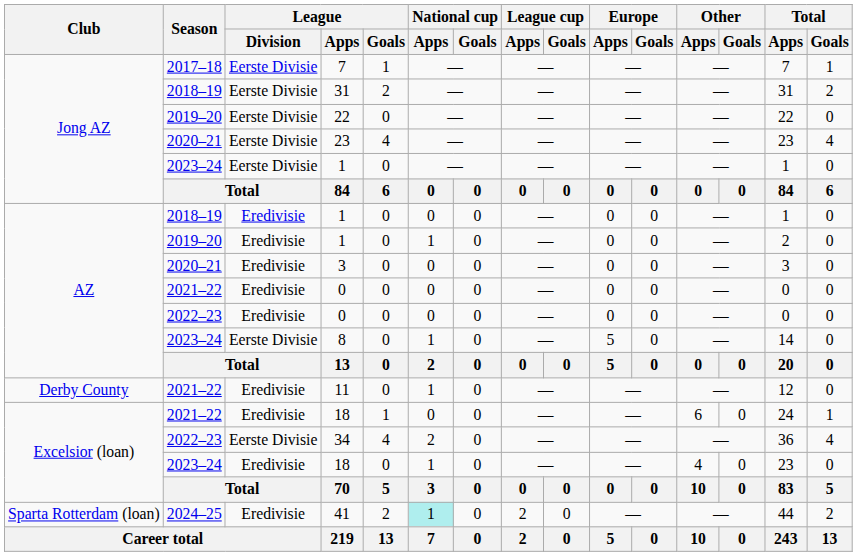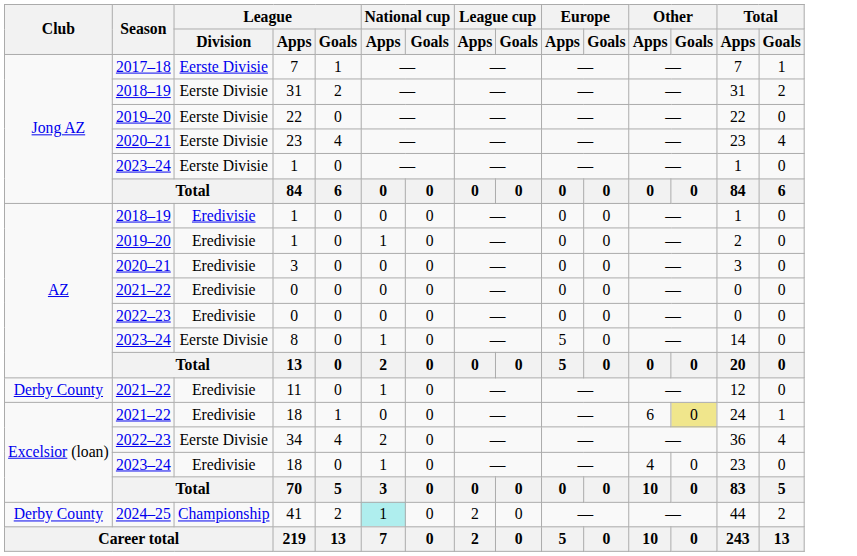(742, 414) no background -> (694, 414) khaki background
(84, 514) Sparta Rotterdam (loan) -> (58, 514) Derby County
(273, 514) Eredivisie -> (224, 514) Championship
